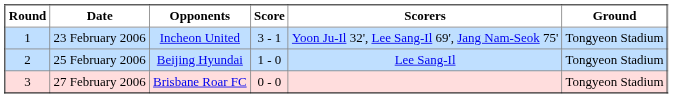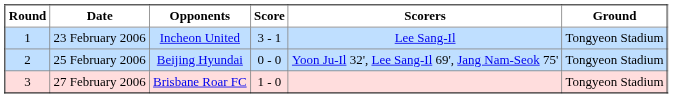(425, 38) Yoon Ju-Il 32', Lee Sang-Il 69', Jang Nam-Seok 75' -> (425, 38) Lee Sang-Il
(269, 59) 1 - 0 -> (269, 59) 0 - 0
(425, 59) Lee Sang-Il -> (425, 59) Yoon Ju-Il 32', Lee Sang-Il 69', Jang Nam-Seok 75'
(269, 81) 0 - 0 -> (269, 81) 1 - 0
